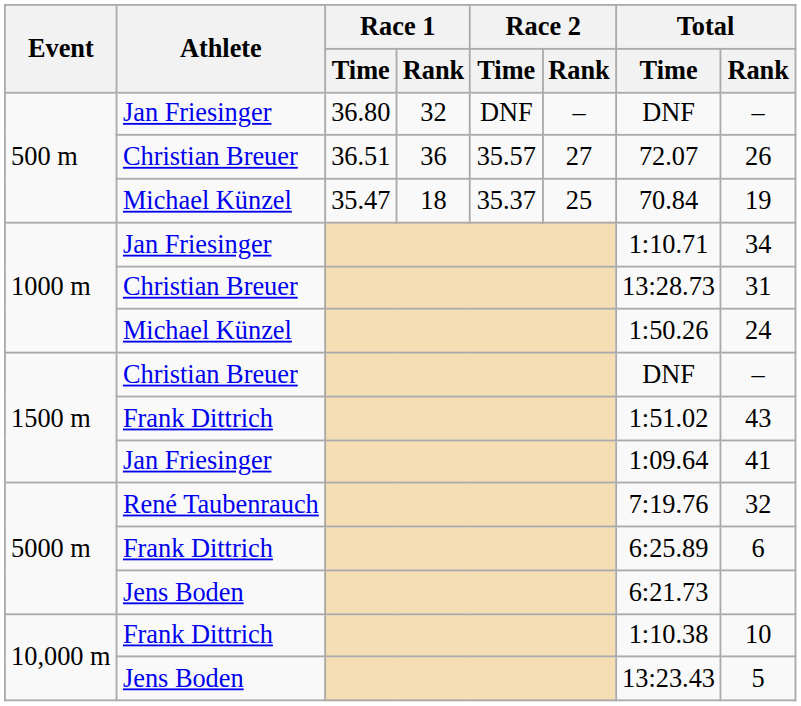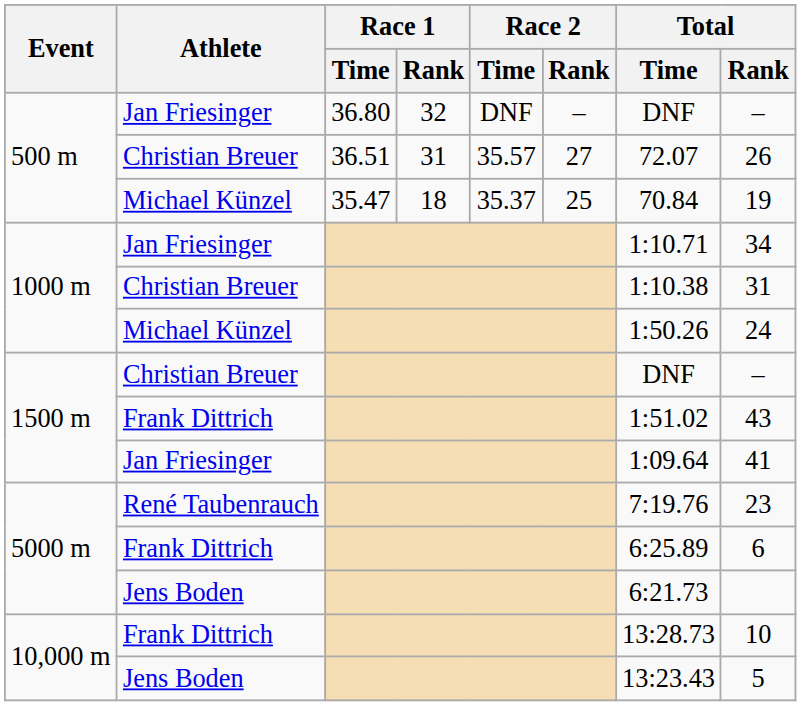(434, 157) 36 -> (434, 157) 31
(669, 287) 13:28.73 -> (669, 287) 1:10.38
(758, 504) 32 -> (758, 504) 23
(669, 635) 1:10.38 -> (669, 635) 13:28.73
